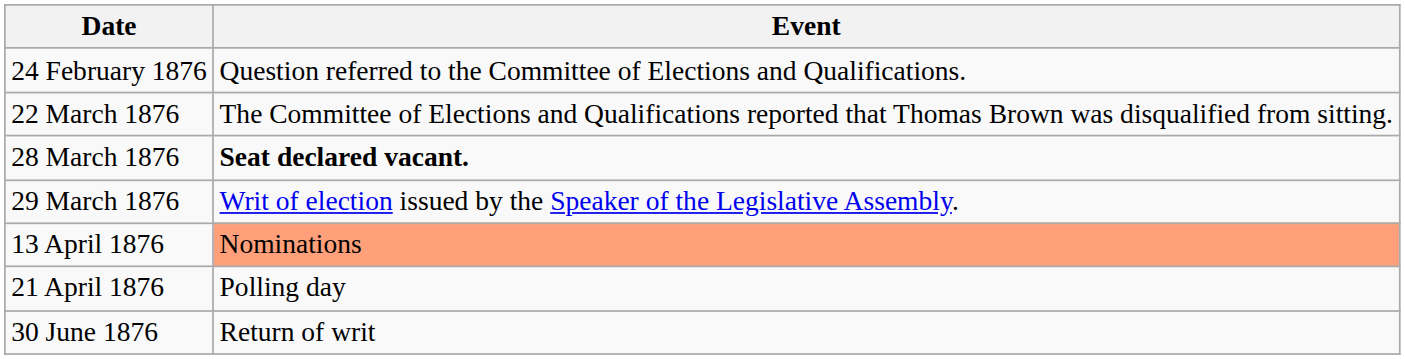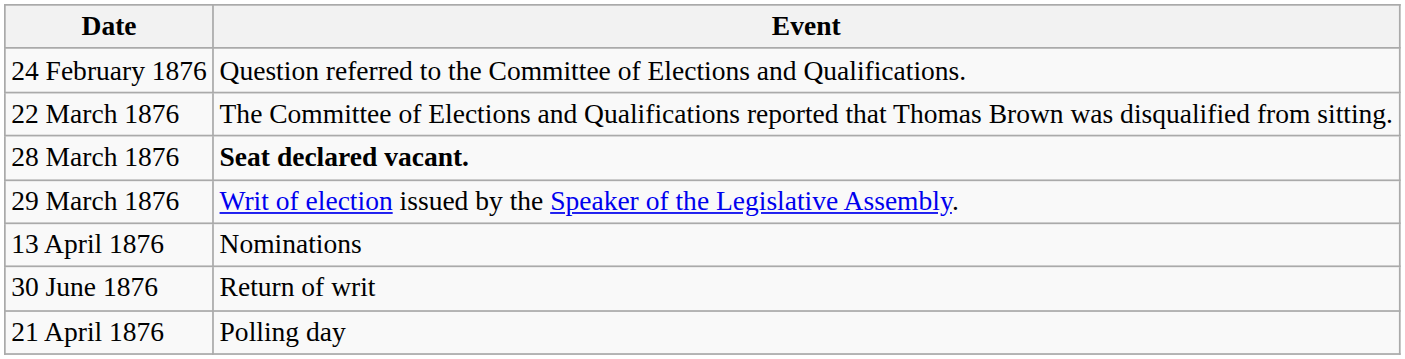(291, 244) lightsalmon background -> (291, 244) no background
rows swapped: (88, 288) <-> (85, 331)
